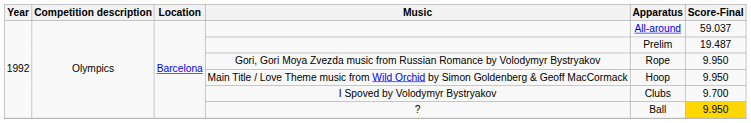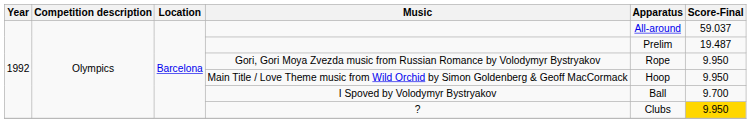(658, 93) Clubs -> (658, 93) Ball
(658, 110) Ball -> (658, 110) Clubs
